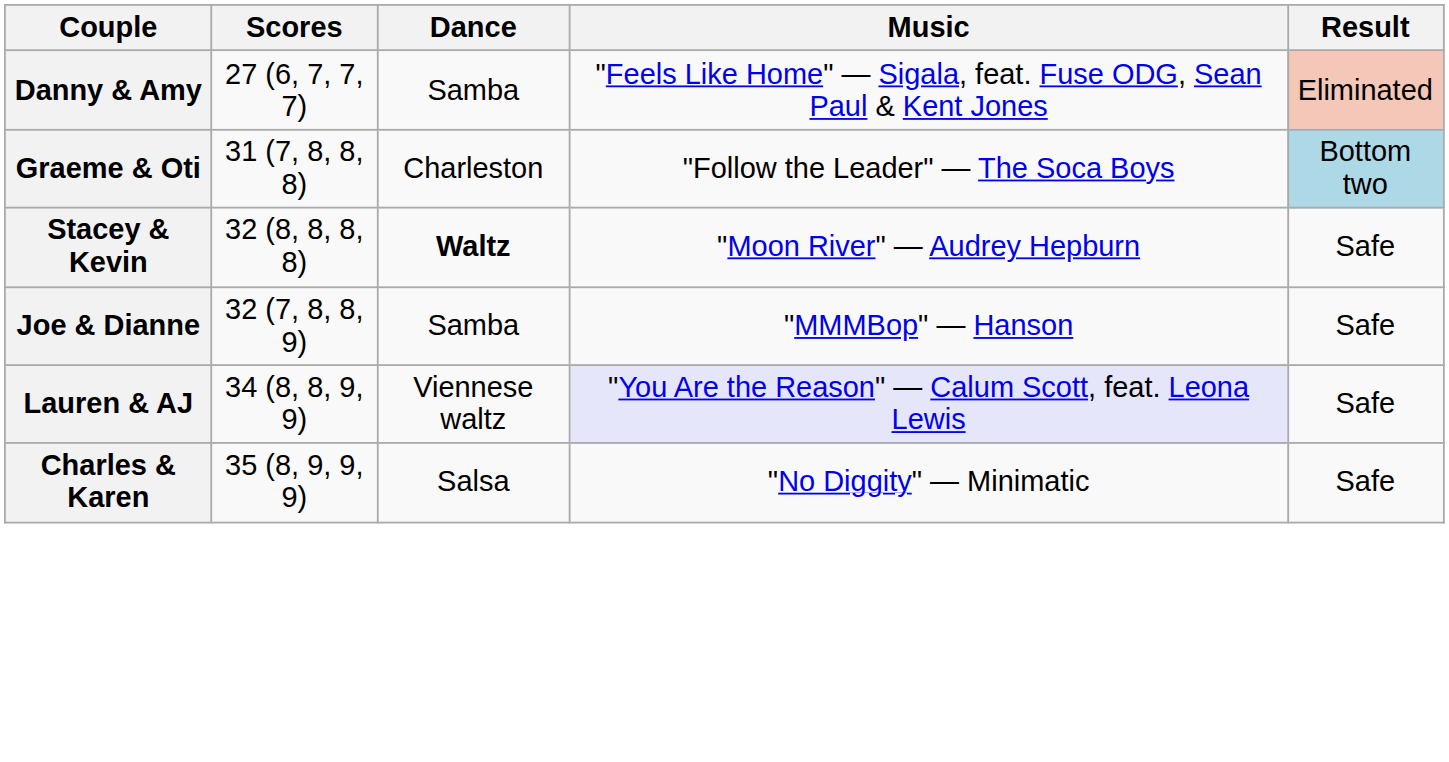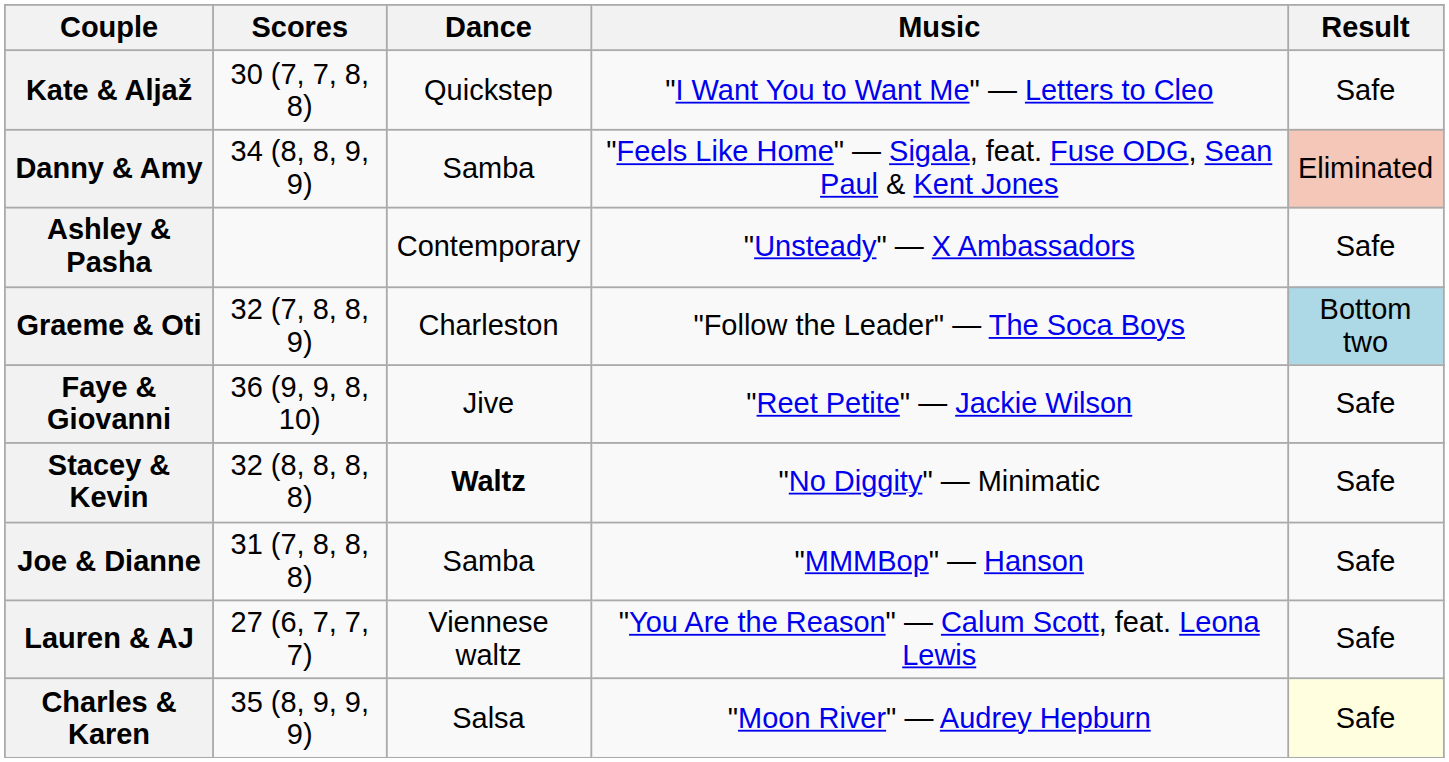+ row: (109, 89)
(294, 89) 27 (6, 7, 7, 7) -> (300, 168) 34 (8, 8, 9, 9)
+ row: (109, 246)
(294, 168) 31 (7, 8, 8, 8) -> (300, 325) 32 (7, 8, 8, 9)
+ row: (109, 403)
(929, 246) "Moon River" — Audrey Hepburn -> (939, 482) "No Diggity" — Minimatic
(294, 325) 32 (7, 8, 8, 9) -> (300, 560) 31 (7, 8, 8, 8)
(294, 403) 34 (8, 8, 9, 9) -> (300, 639) 27 (6, 7, 7, 7)
(929, 403) lavender background -> (939, 639) no background
(929, 482) "No Diggity" — Minimatic -> (939, 717) "Moon River" — Audrey Hepburn
(1365, 482) no background -> (1366, 717) lightyellow background
